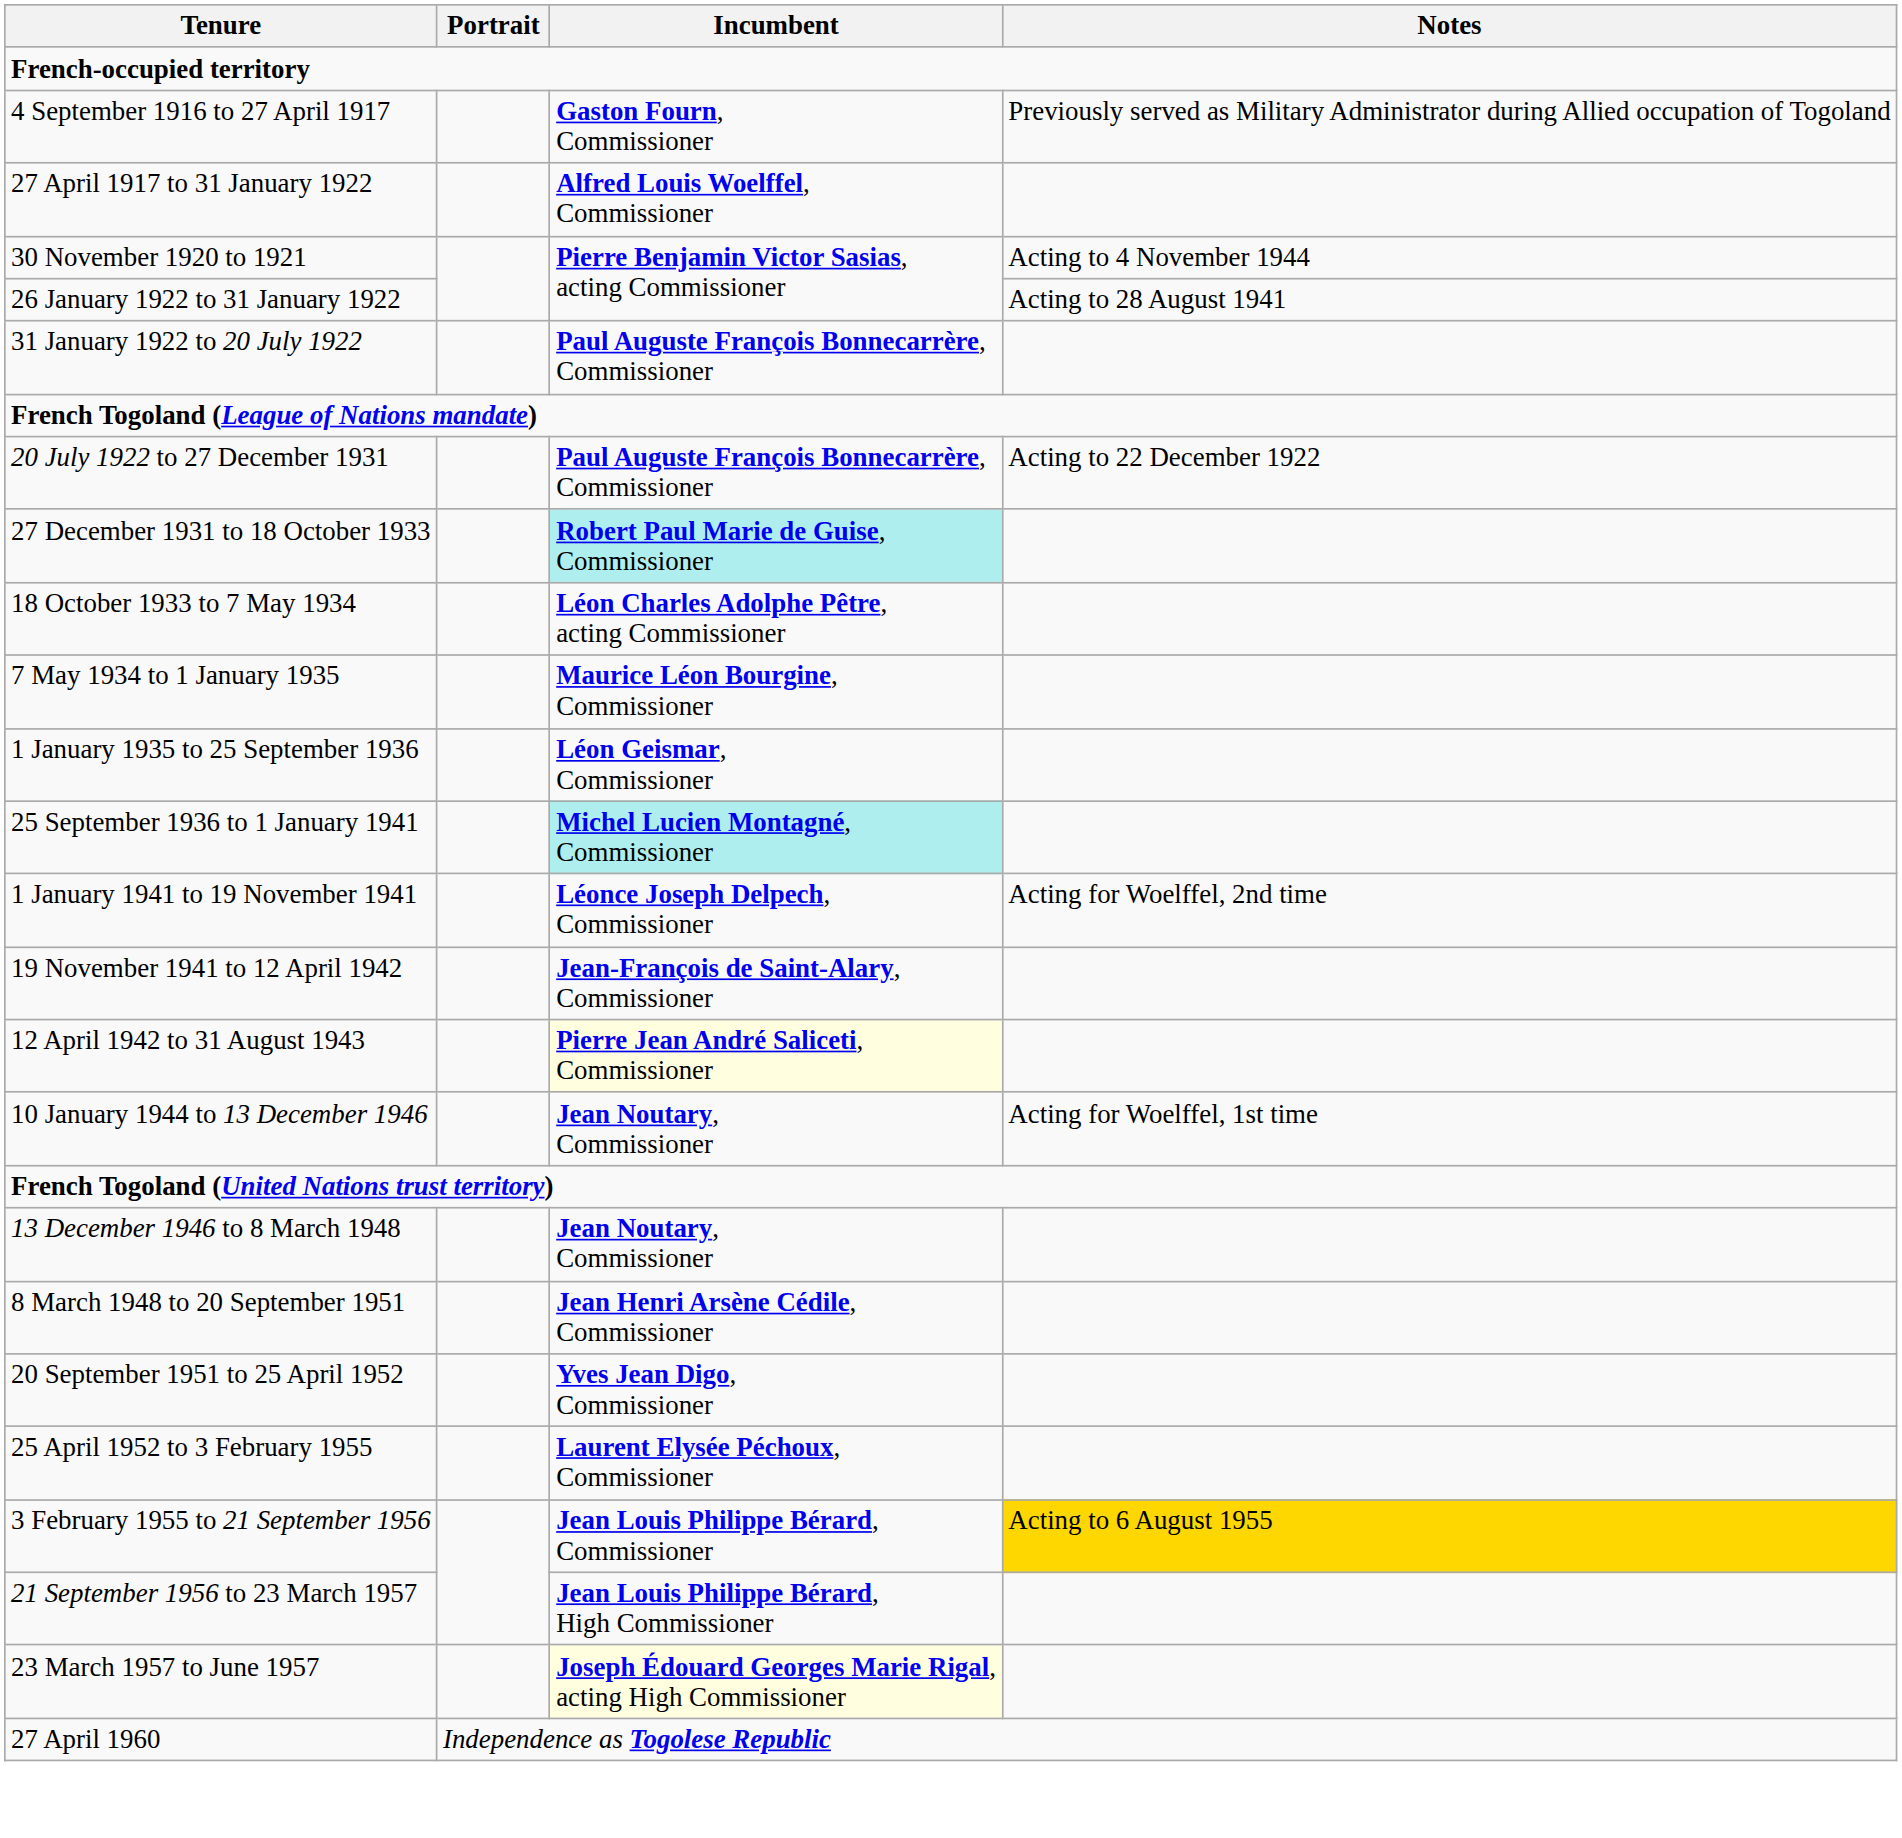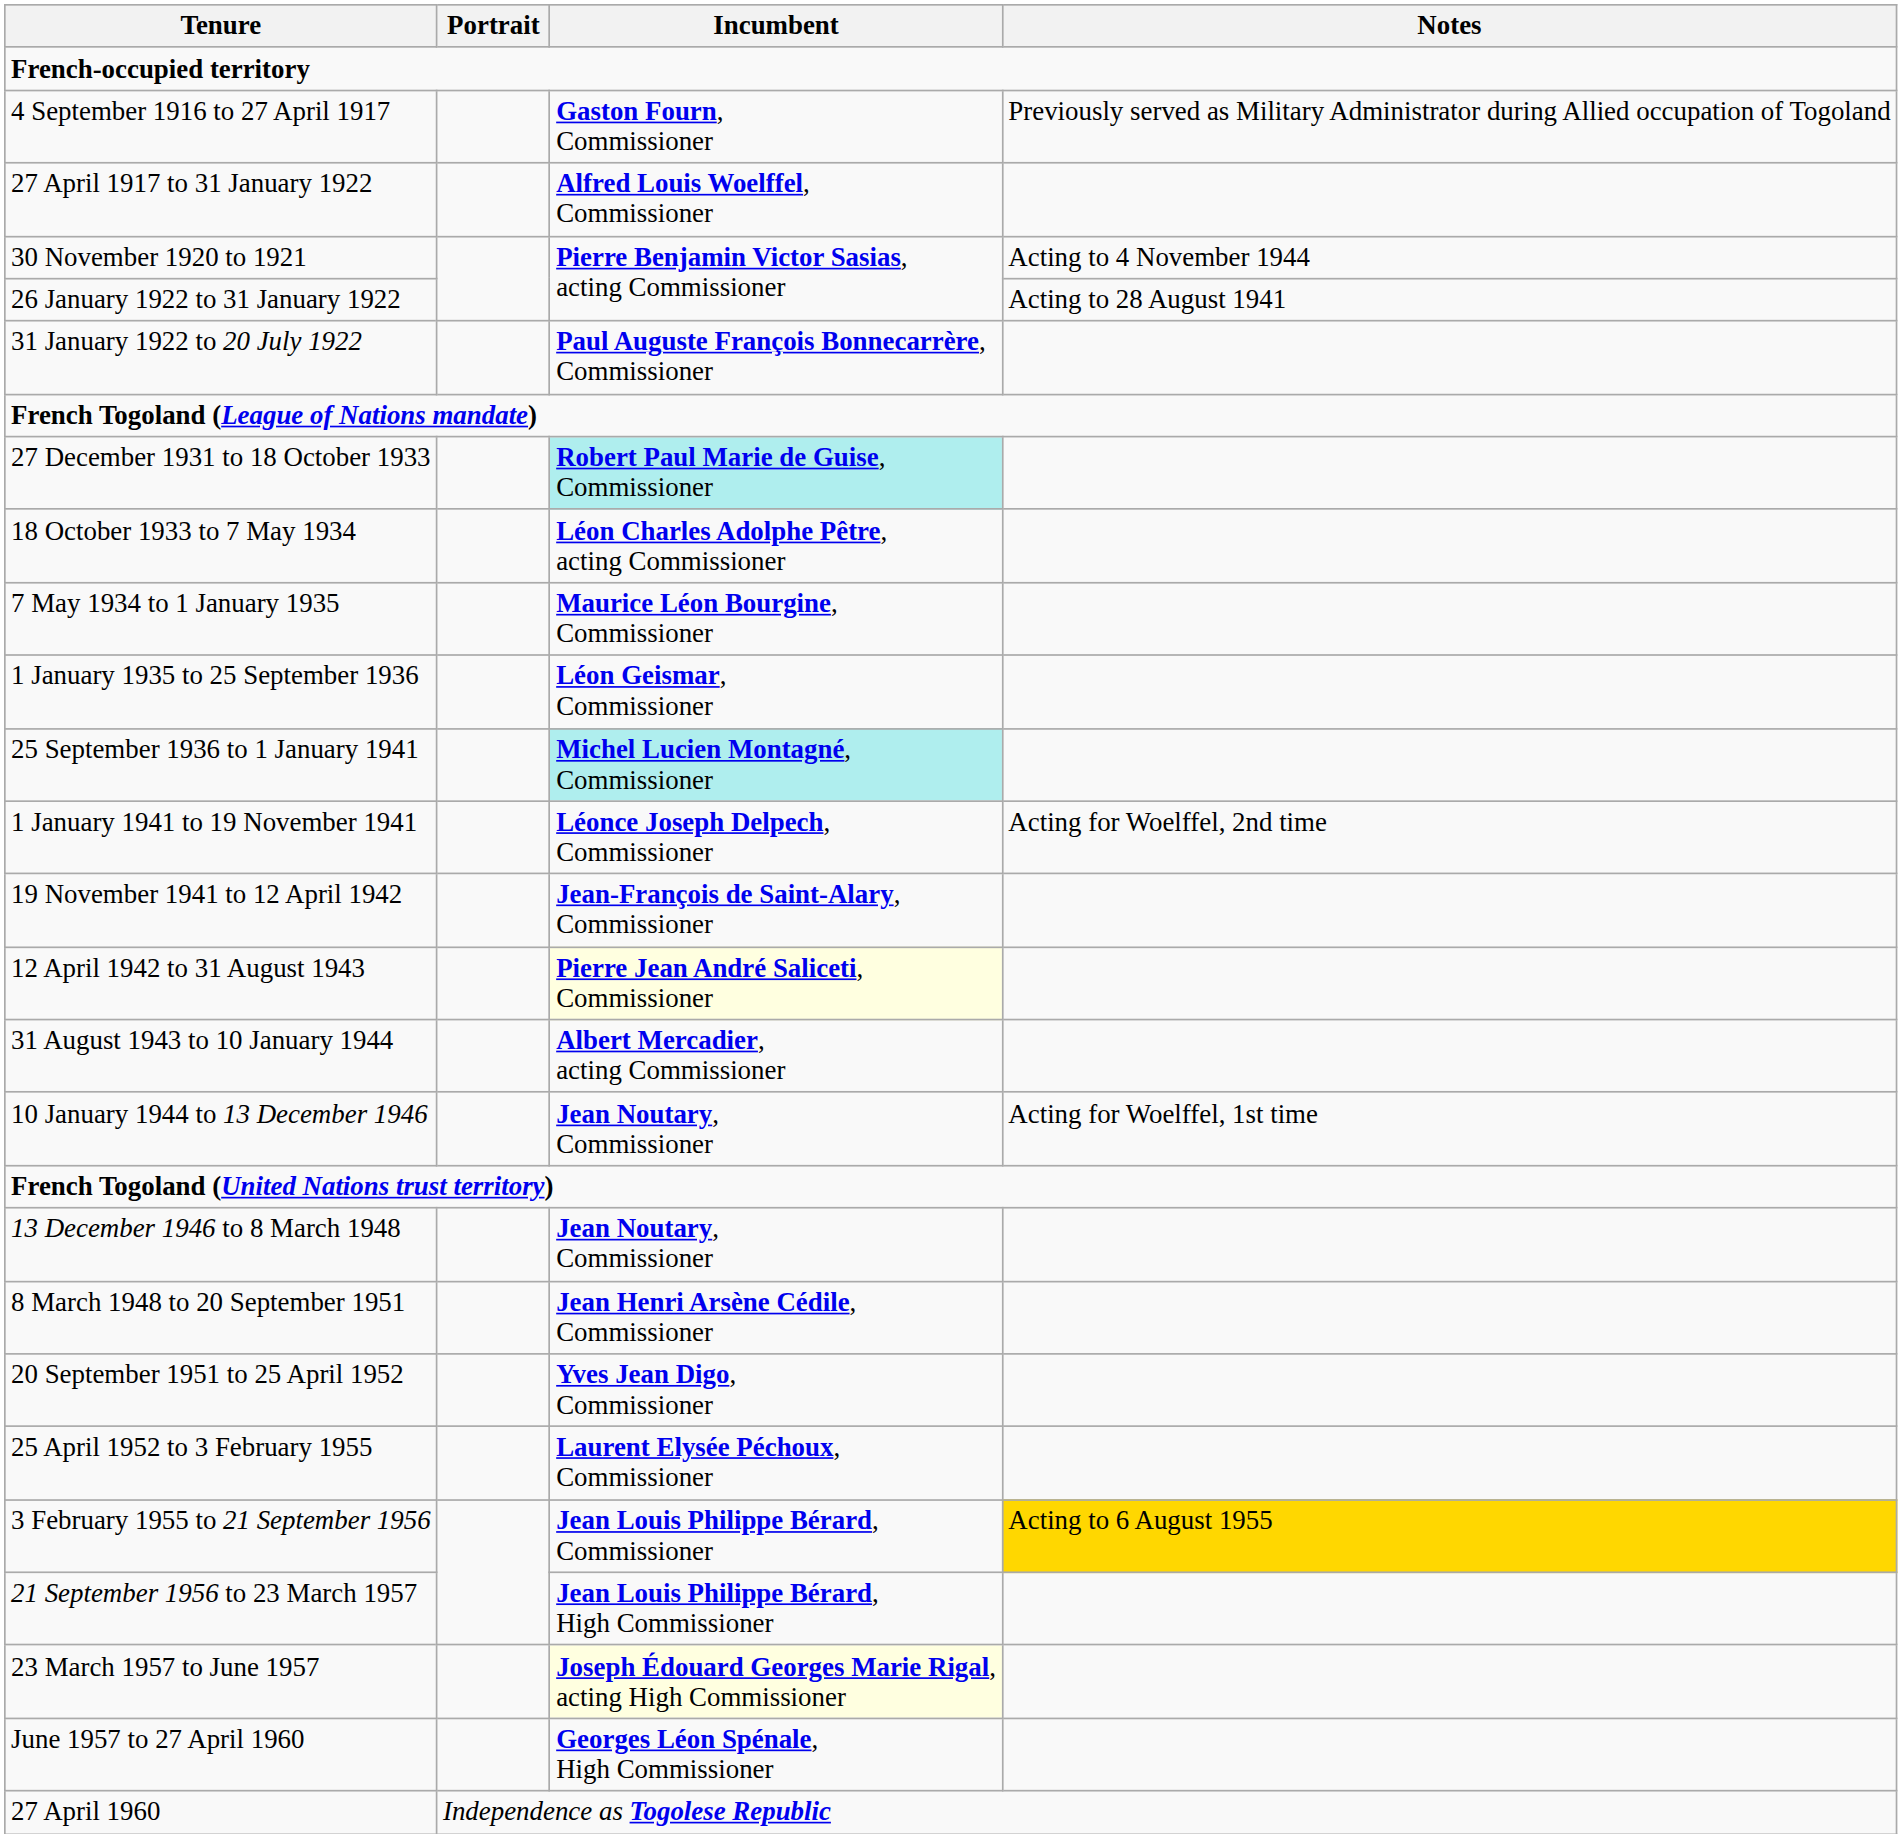- row: (200, 457)
+ row: (202, 1040)
+ row: (158, 1738)
